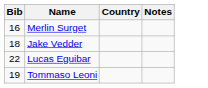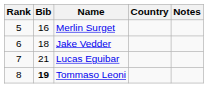+ column: (19, 12)
(15, 59) 22 -> (43, 59) 21
(15, 75) normal -> (43, 75) bold
